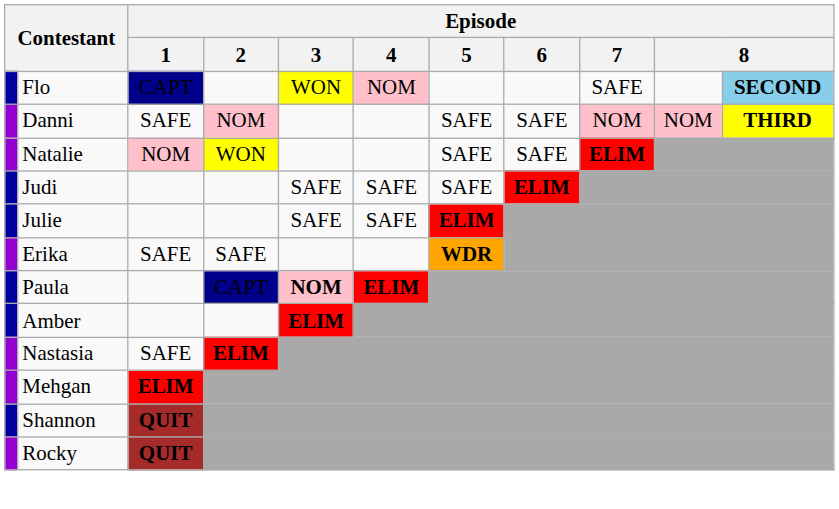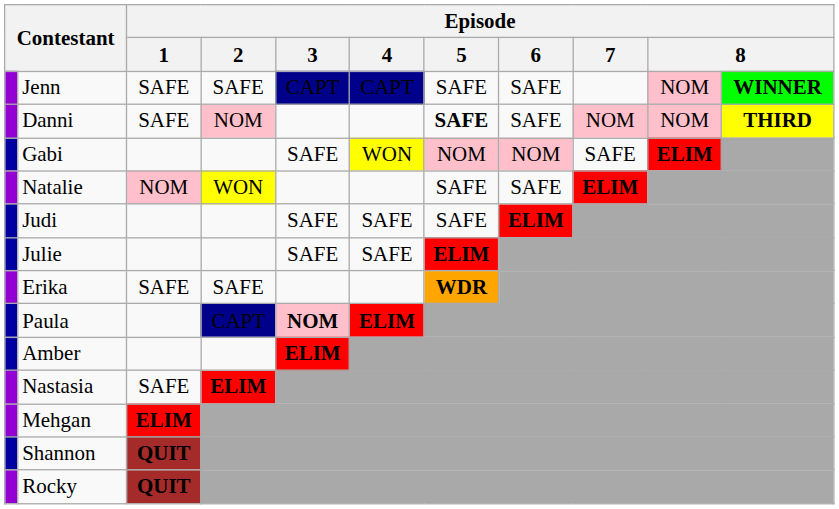+ row: (41, 87)
- row: (36, 87)
(467, 120) normal -> (461, 120) bold
+ row: (43, 154)
